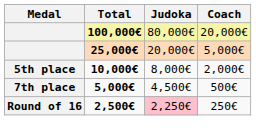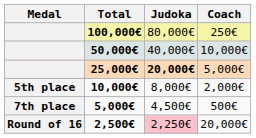(224, 32) 20,000€ -> (224, 32) 250€
+ row: (115, 51)
(171, 51) normal -> (171, 69) bold
(224, 106) 250€ -> (224, 124) 20,000€
